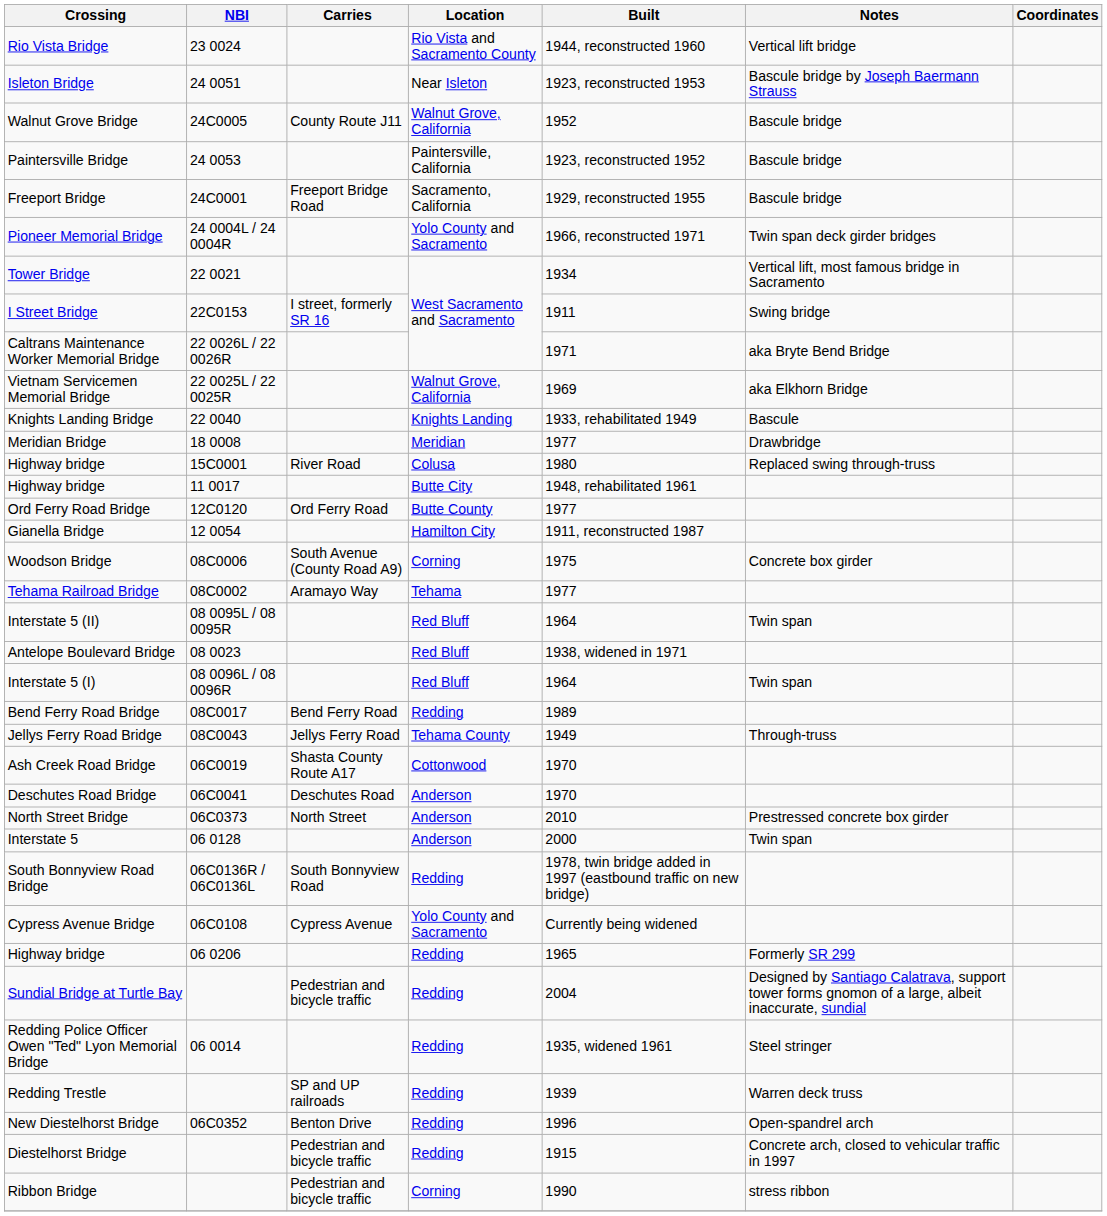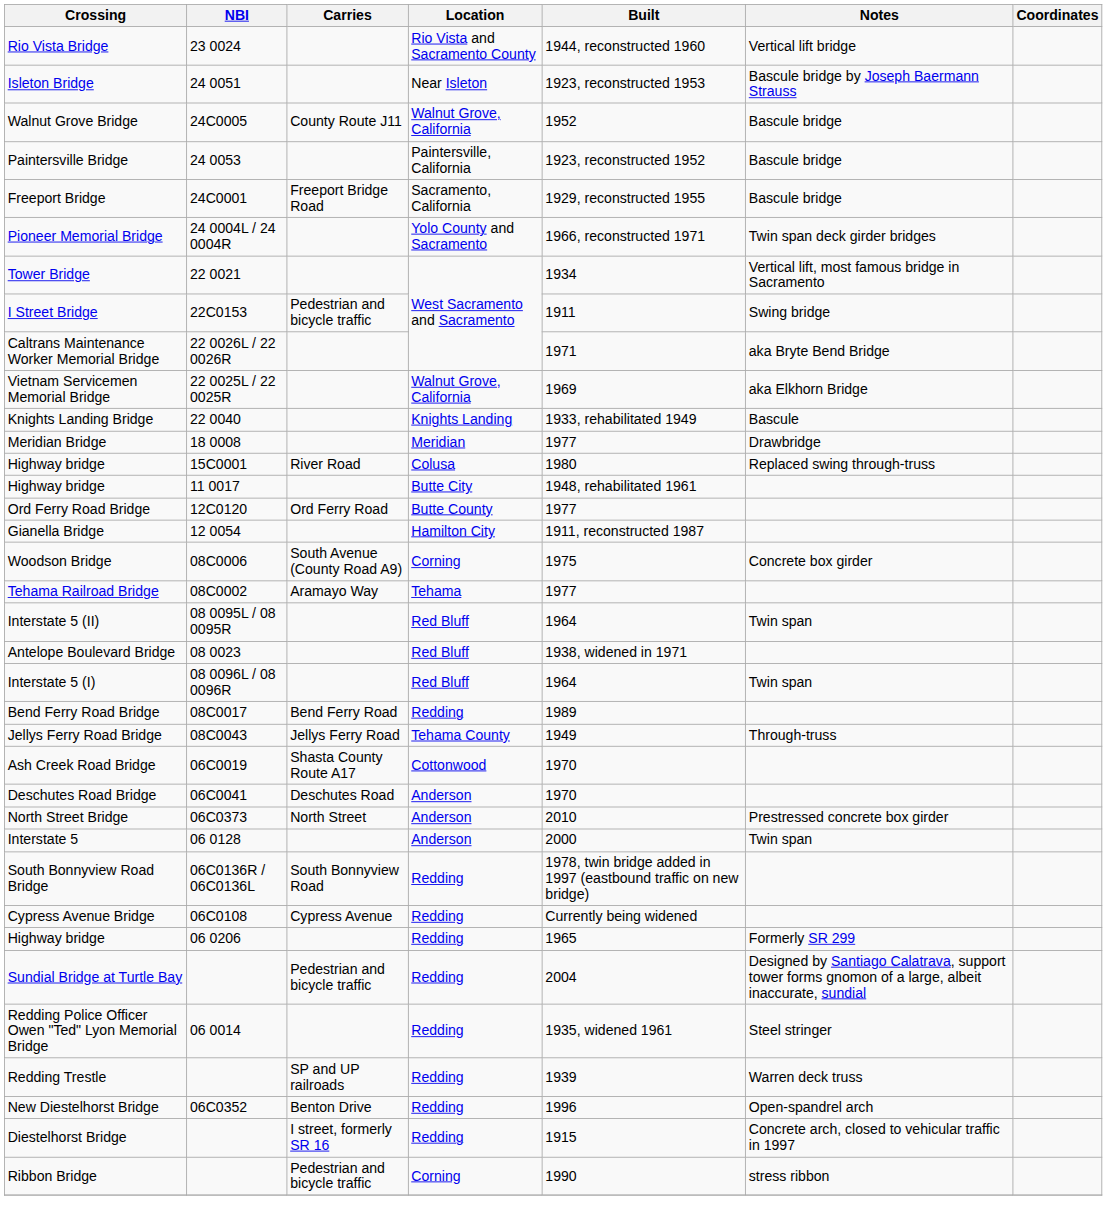(341, 313) I street, formerly SR 16 -> (338, 313) Pedestrian and bicycle traffic
(463, 924) Yolo County and Sacramento -> (437, 916) Redding
(338, 1153) Pedestrian and bicycle traffic -> (341, 1137) I street, formerly SR 16
